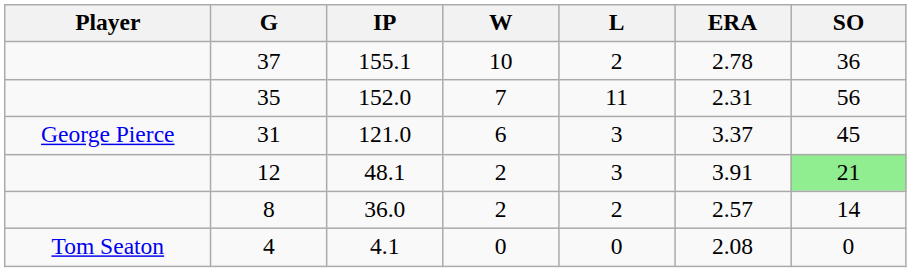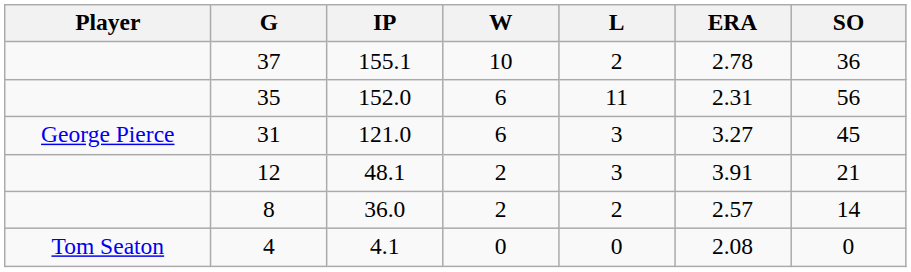(501, 97) 7 -> (501, 97) 6
(732, 135) 3.37 -> (732, 135) 3.27
(848, 172) lightgreen background -> (848, 172) no background
